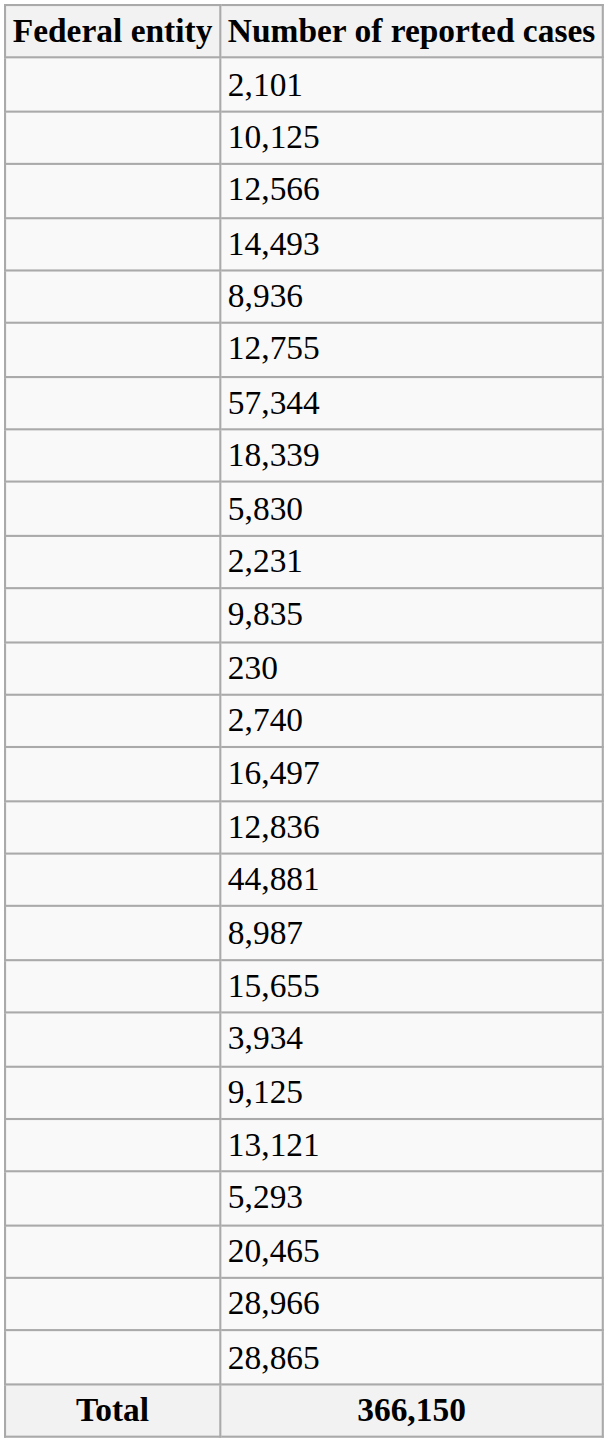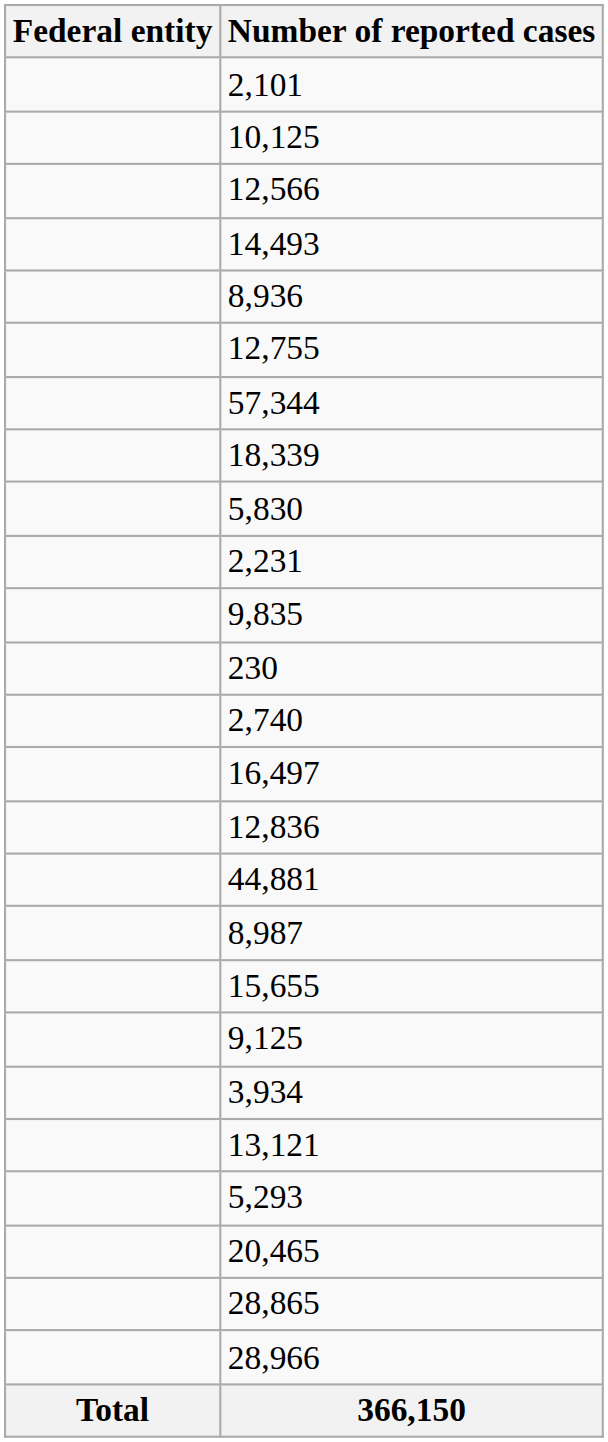rows swapped: (265, 1038) <-> (265, 1091)
rows swapped: (274, 1356) <-> (274, 1303)
